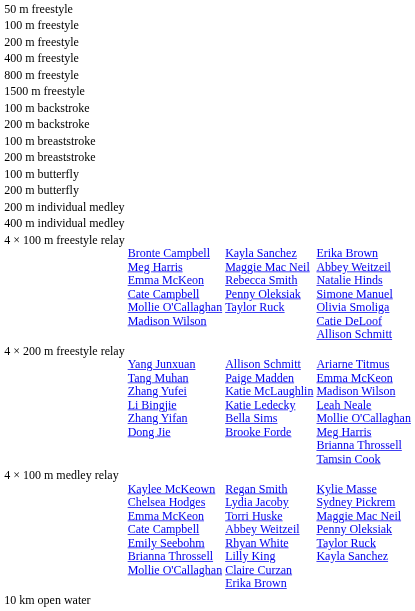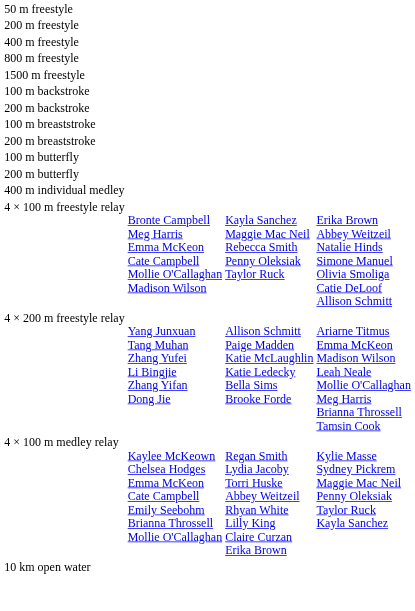- row: (42, 25)
- row: (64, 207)
